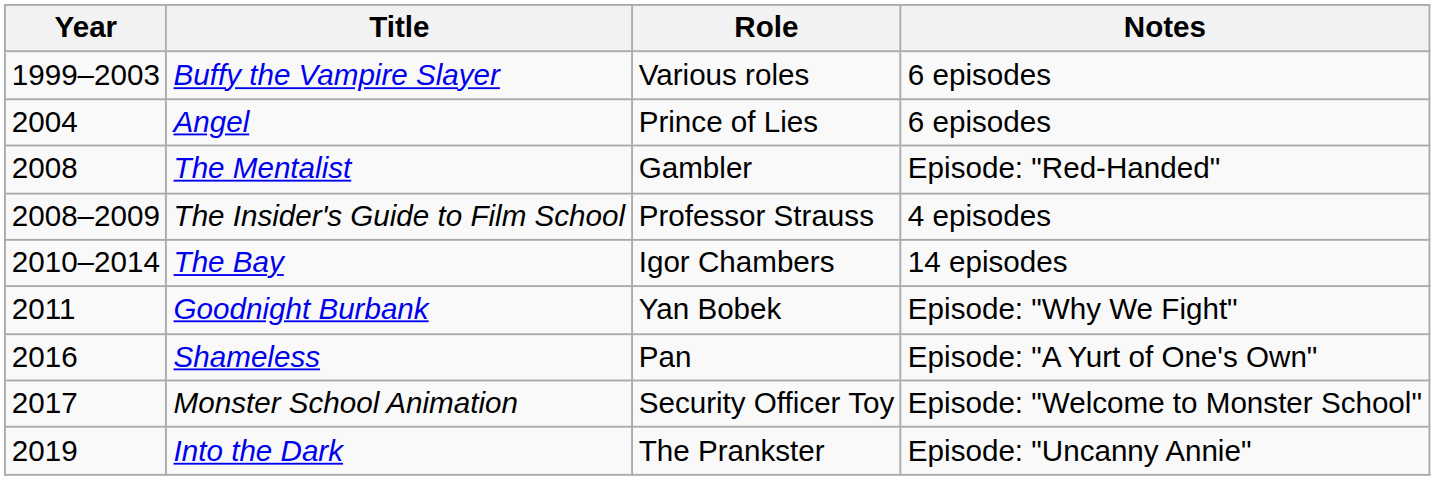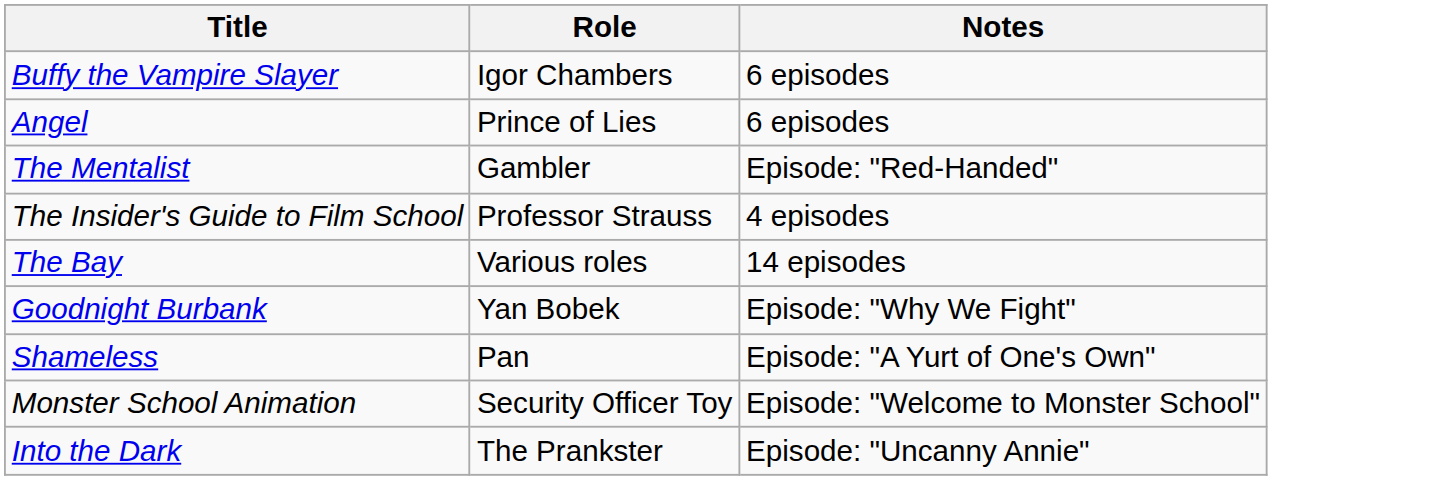- column: (86, 27)
(724, 74) Various roles -> (575, 74) Igor Chambers
(737, 262) Igor Chambers -> (562, 262) Various roles
